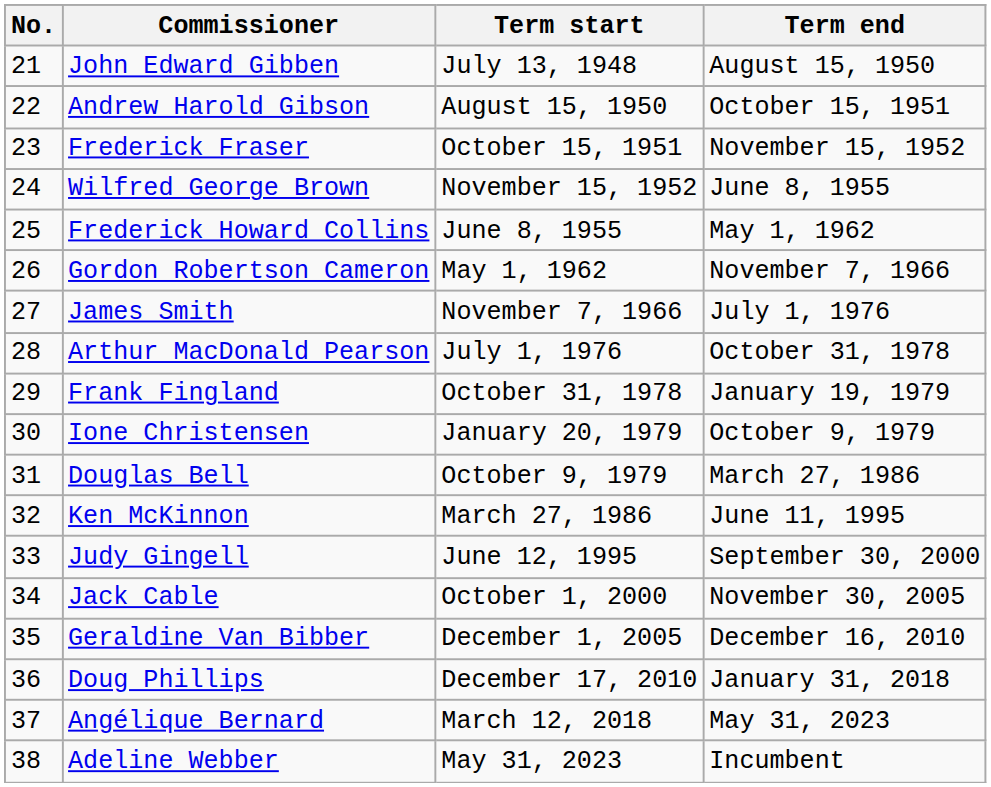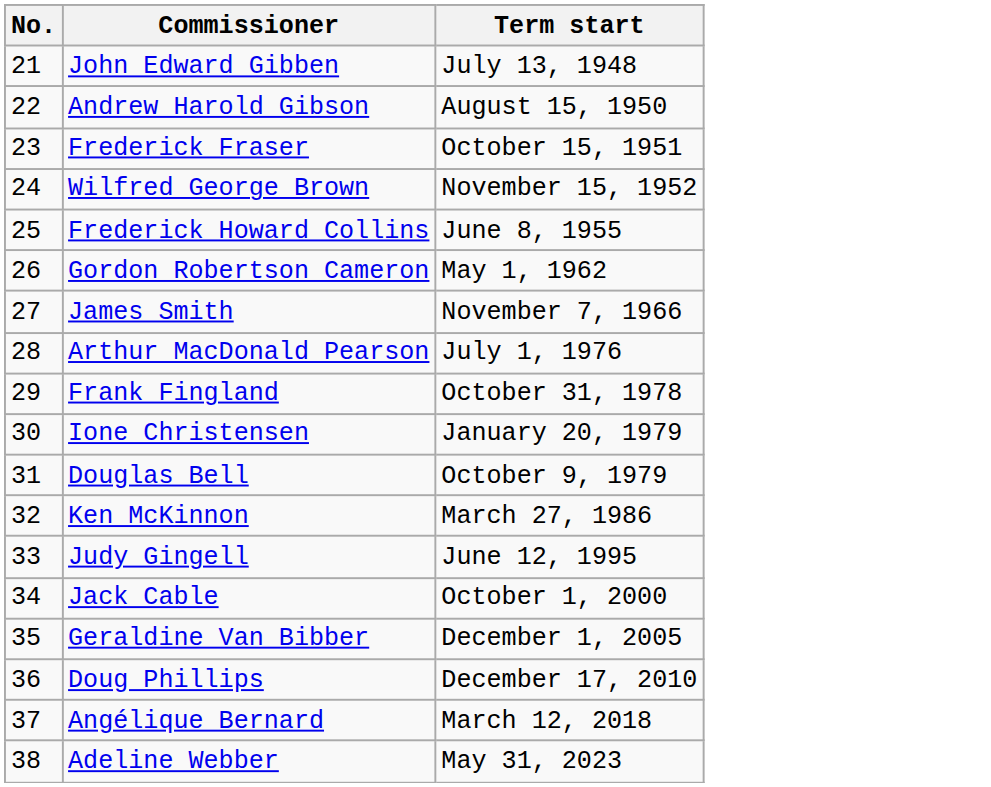- column: (845, 25)
